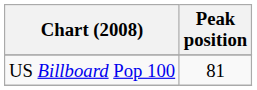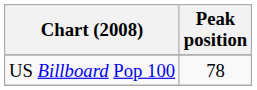(216, 70) 81 -> (216, 70) 78
